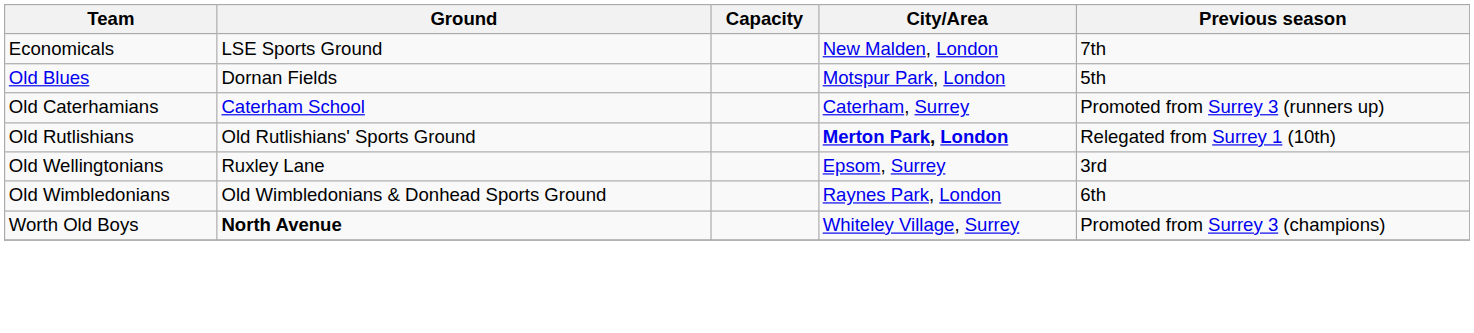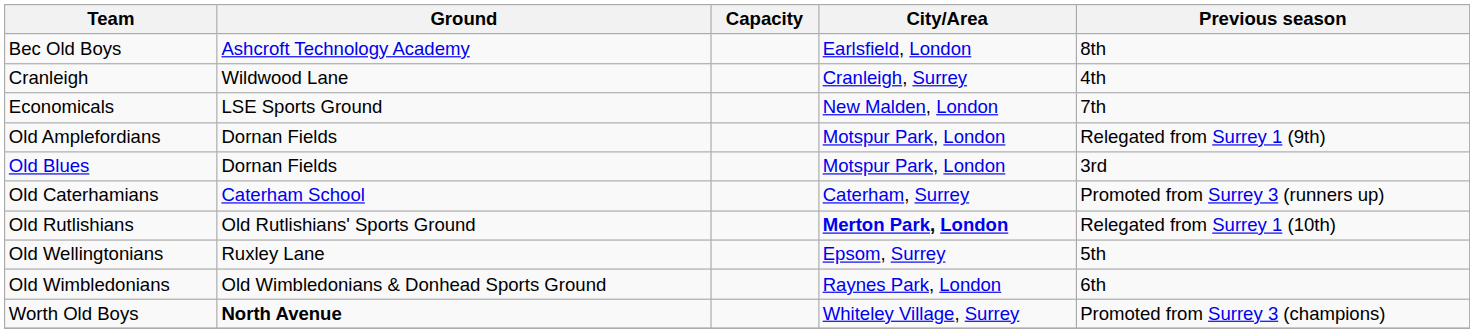+ row: (65, 48)
+ row: (49, 78)
+ row: (85, 136)
(1093, 78) 5th -> (1094, 166) 3rd
(1094, 166) 3rd -> (1093, 254) 5th
